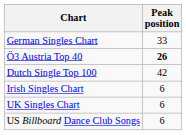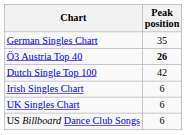(162, 40) 33 -> (162, 40) 35
